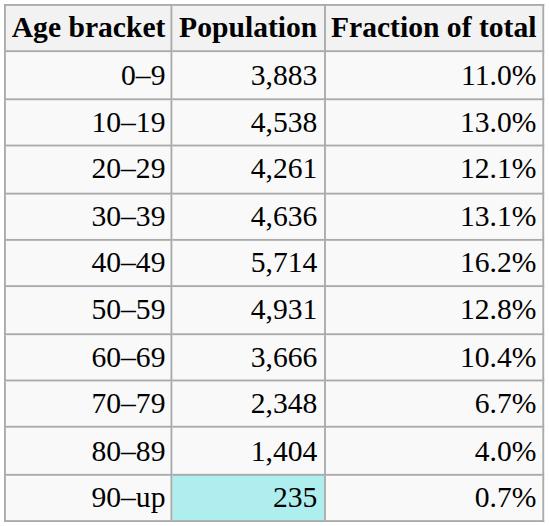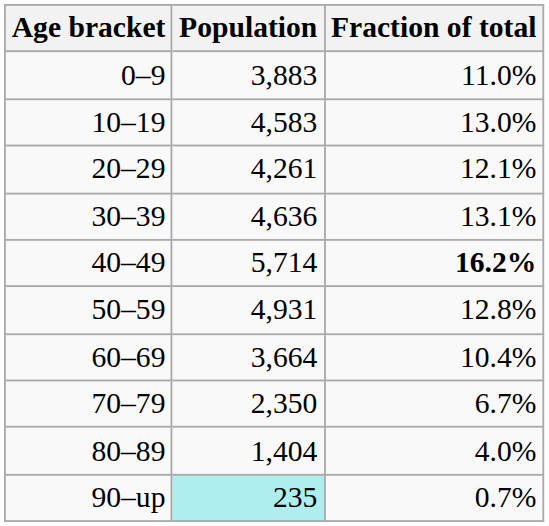(284, 121) 4,538 -> (284, 121) 4,583
(498, 262) normal -> (496, 262) bold
(284, 356) 3,666 -> (284, 356) 3,664
(284, 403) 2,348 -> (284, 403) 2,350
